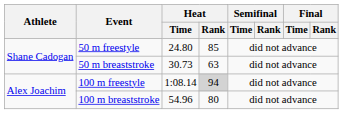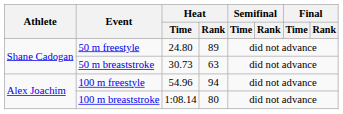(213, 47) 85 -> (213, 47) 89
(181, 83) 1:08.14 -> (181, 83) 54.96
(213, 83) lightgrey background -> (213, 83) no background
(181, 100) 54.96 -> (181, 100) 1:08.14
